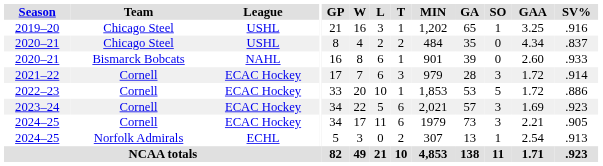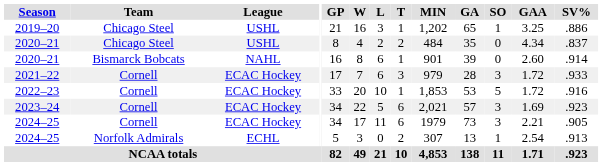(576, 27) .916 -> (576, 27) .886
(576, 59) .933 -> (576, 59) .914
(576, 75) .914 -> (576, 75) .933
(576, 91) .886 -> (576, 91) .916
